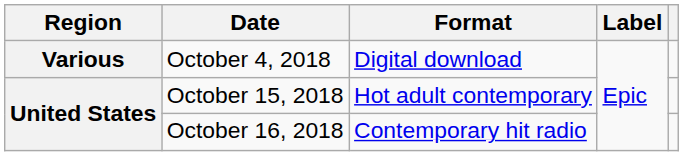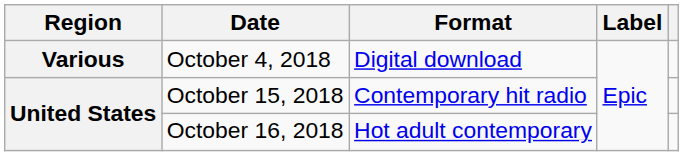(473, 95) Hot adult contemporary -> (470, 95) Contemporary hit radio
(470, 131) Contemporary hit radio -> (473, 131) Hot adult contemporary
